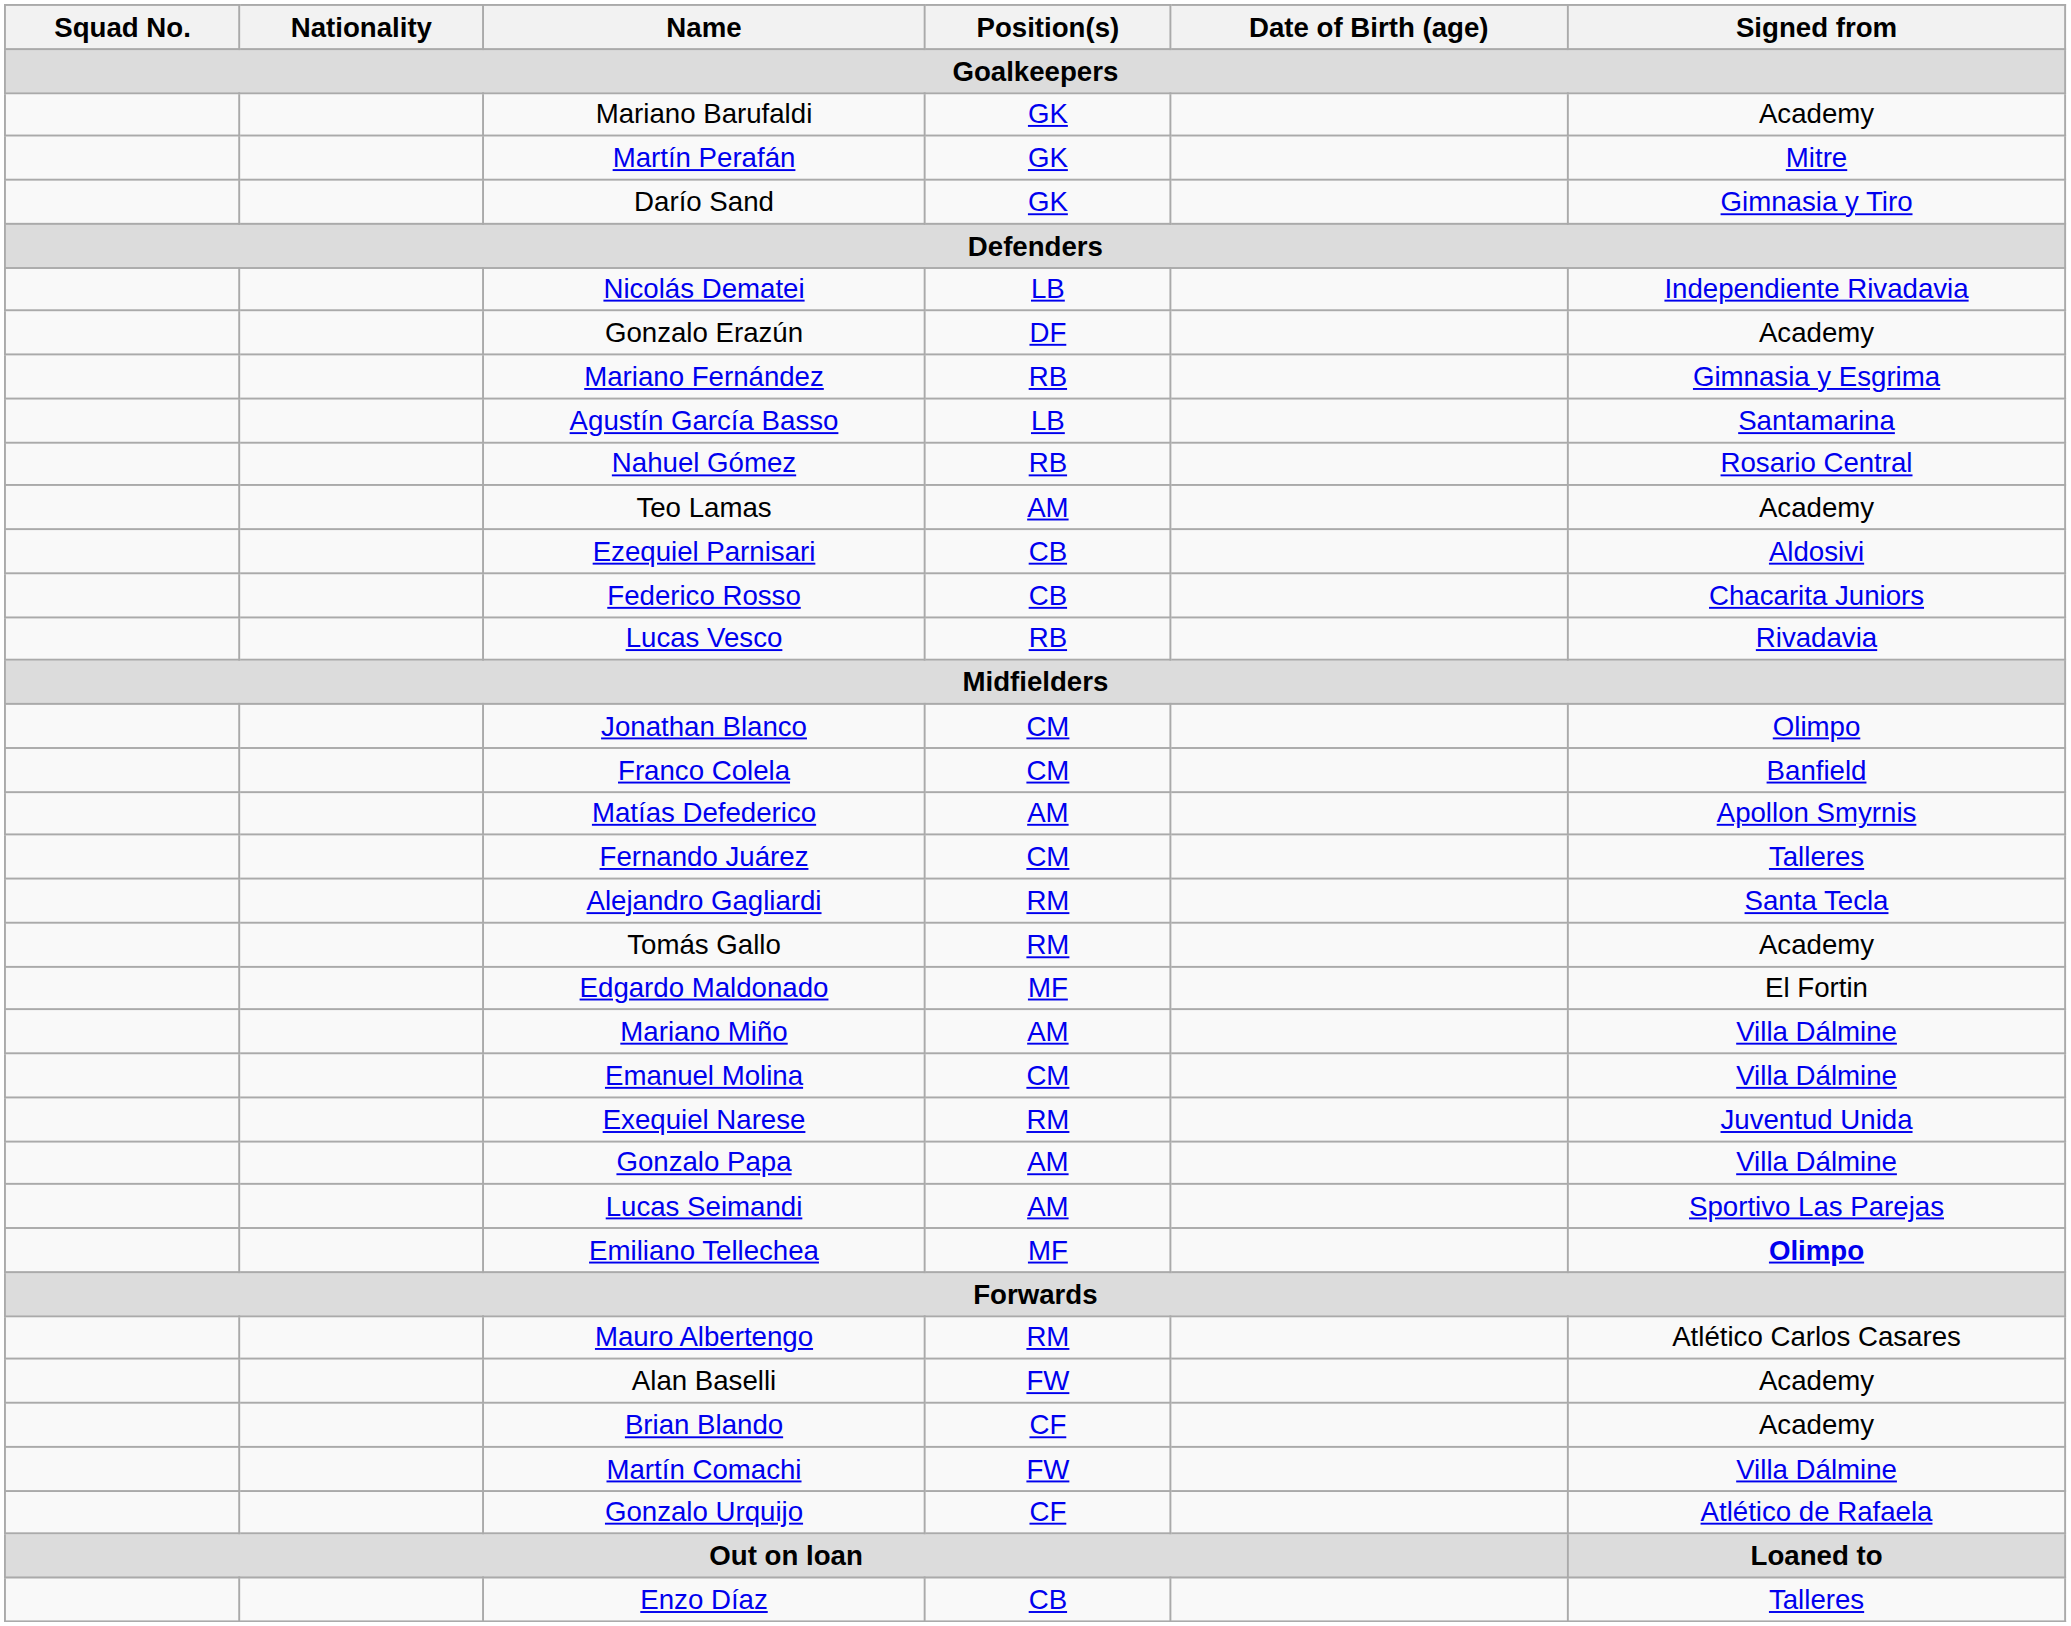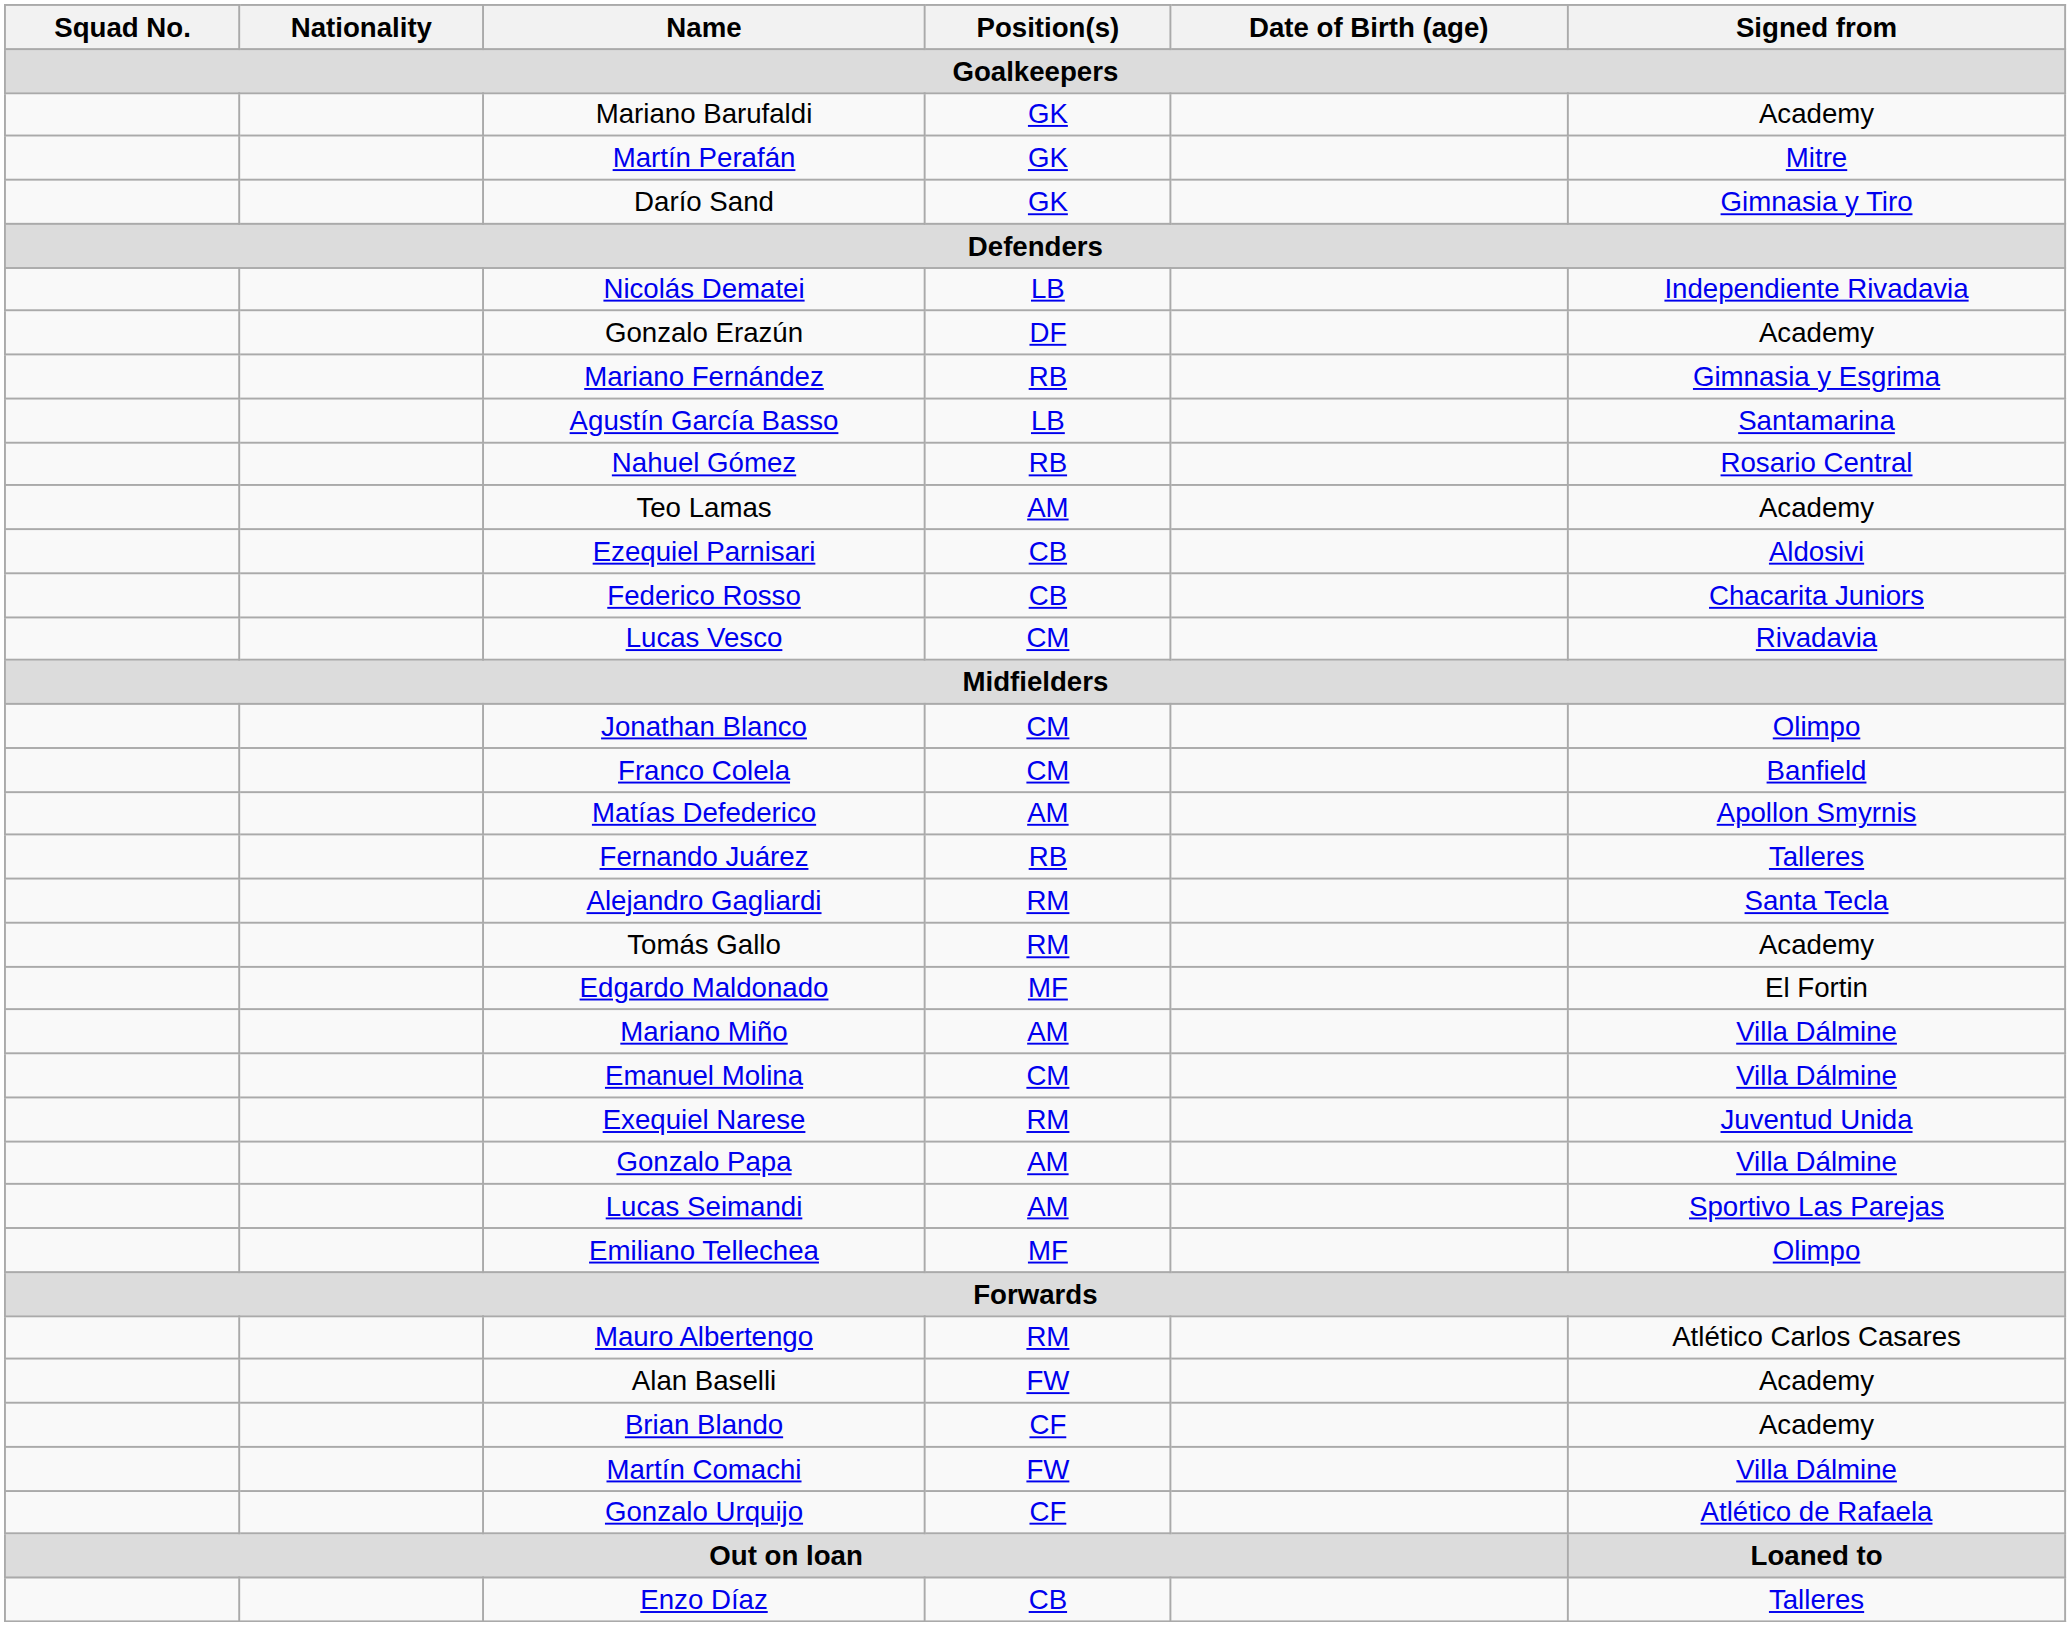(1048, 639) RB -> (1048, 639) CM
(1048, 857) CM -> (1048, 857) RB
(1817, 1250) bold -> (1817, 1250) normal
